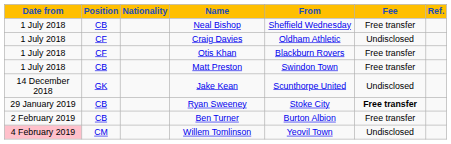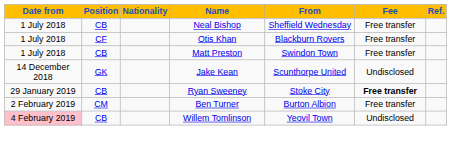- row: (217, 39)
(101, 119) CB -> (101, 105) CM
(101, 132) CM -> (101, 119) CB
